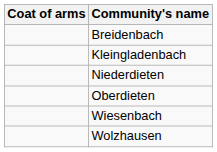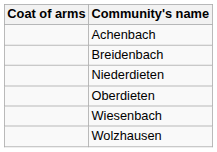+ row: (124, 34)
- row: (139, 55)
